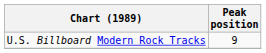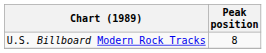(235, 40) 9 -> (235, 40) 8
